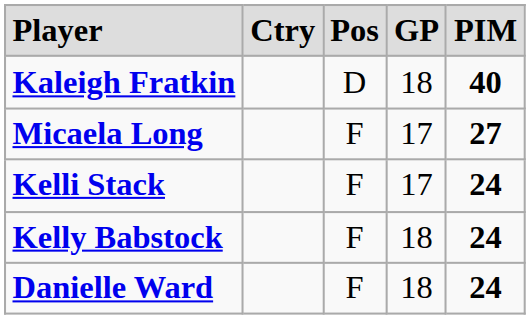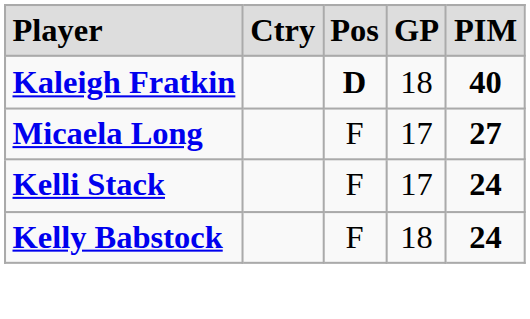(355, 81) normal -> (355, 81) bold
- row: (113, 287)
